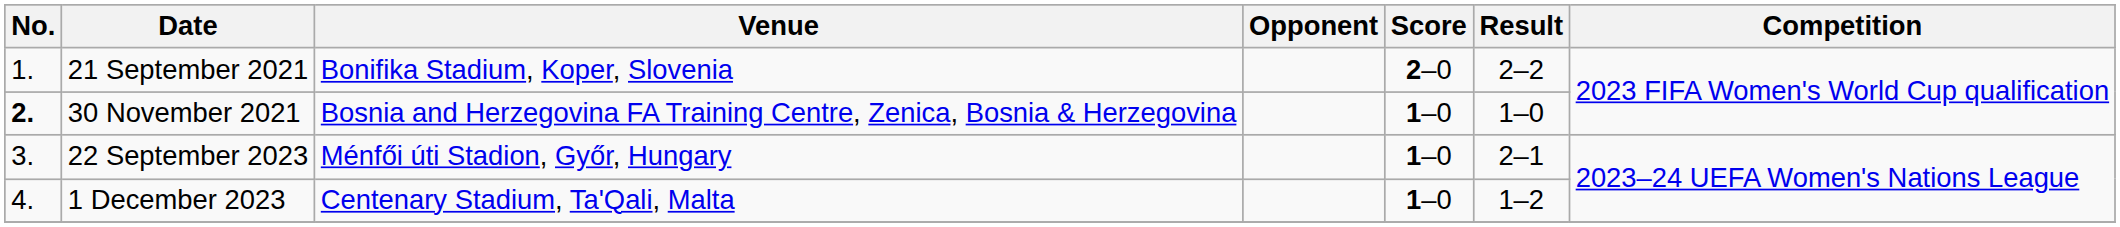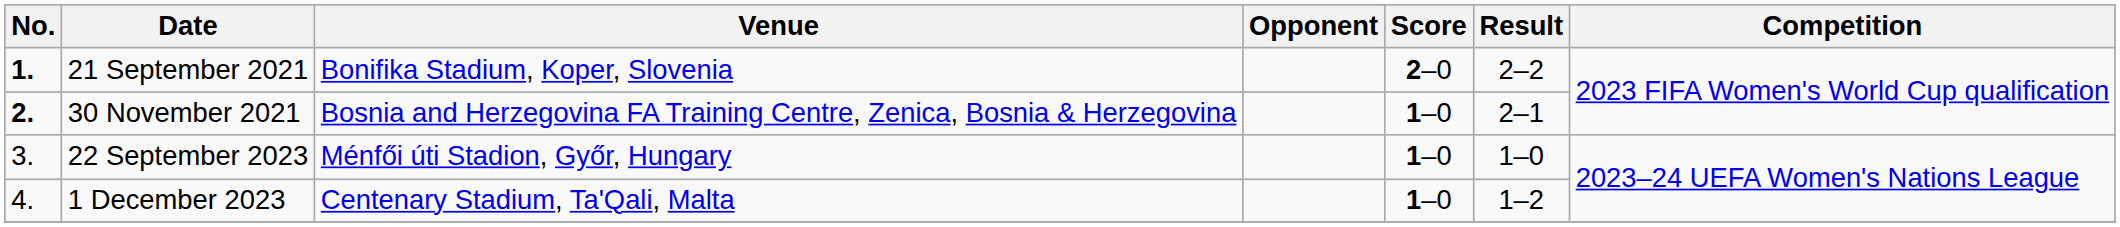(23, 69) normal -> (23, 69) bold
(1521, 112) 1–0 -> (1521, 112) 2–1
(1521, 156) 2–1 -> (1521, 156) 1–0
